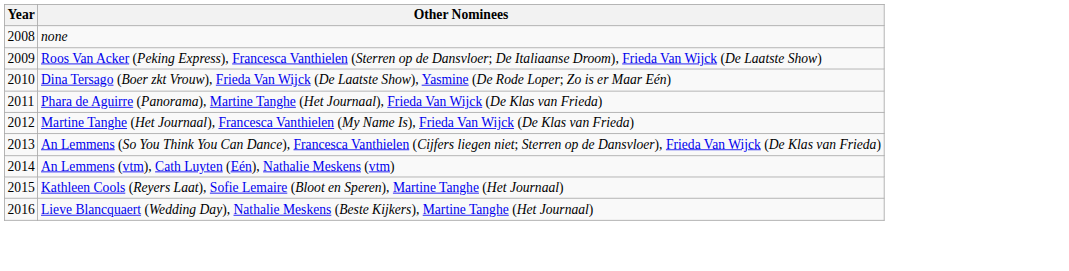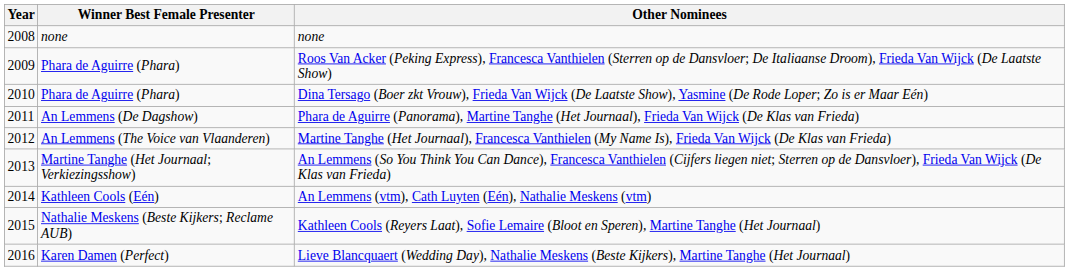+ column: (166, 15)
